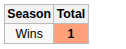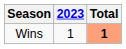+ column: (70, 14)
